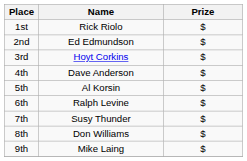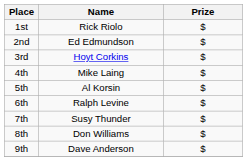(101, 73) Dave Anderson -> (101, 73) Mike Laing
(101, 149) Mike Laing -> (101, 149) Dave Anderson
